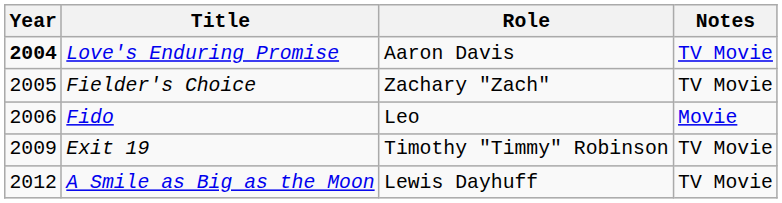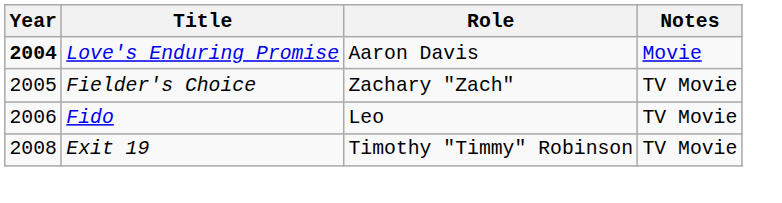(725, 53) TV Movie -> (672, 53) Movie
(708, 117) Movie -> (690, 117) TV Movie
(33, 150) 2009 -> (33, 150) 2008
- row: (220, 182)
